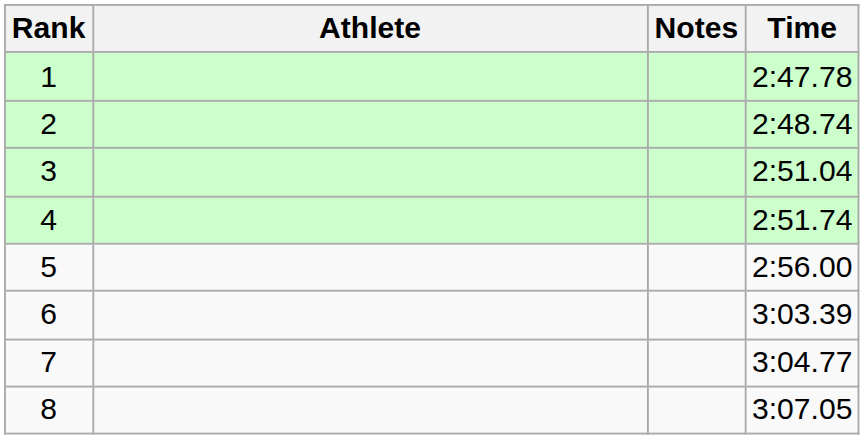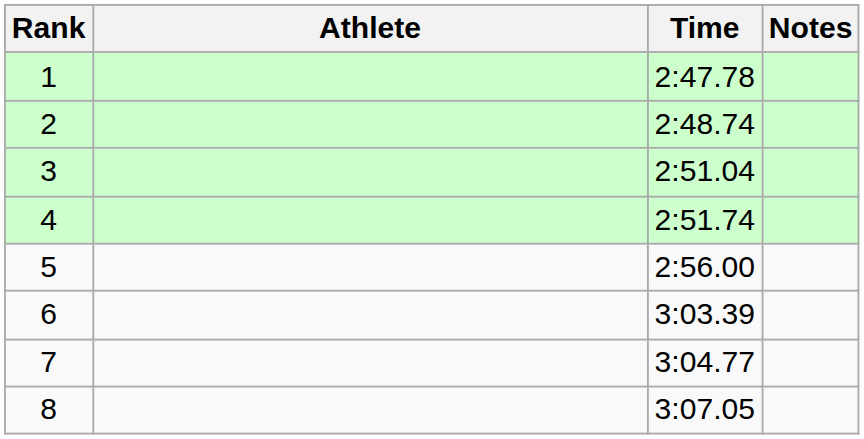columns swapped: (802, 28) <-> (696, 28)
